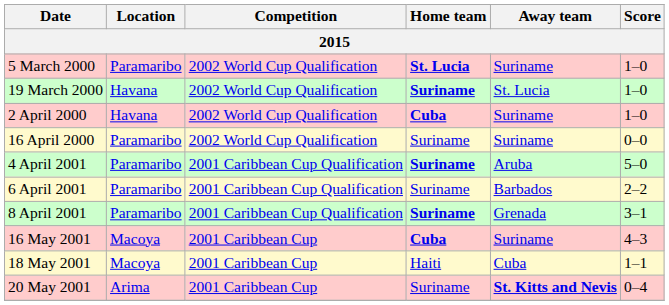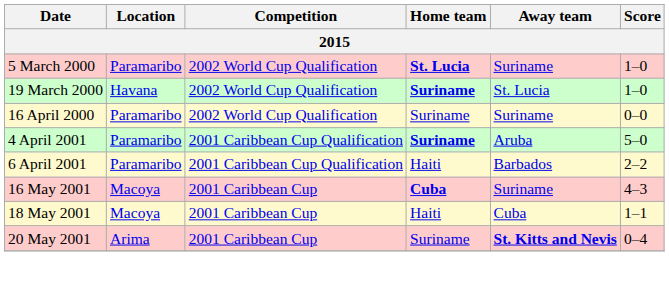- row: (47, 115)
(440, 189) Suriname -> (426, 164) Haiti
- row: (47, 213)
